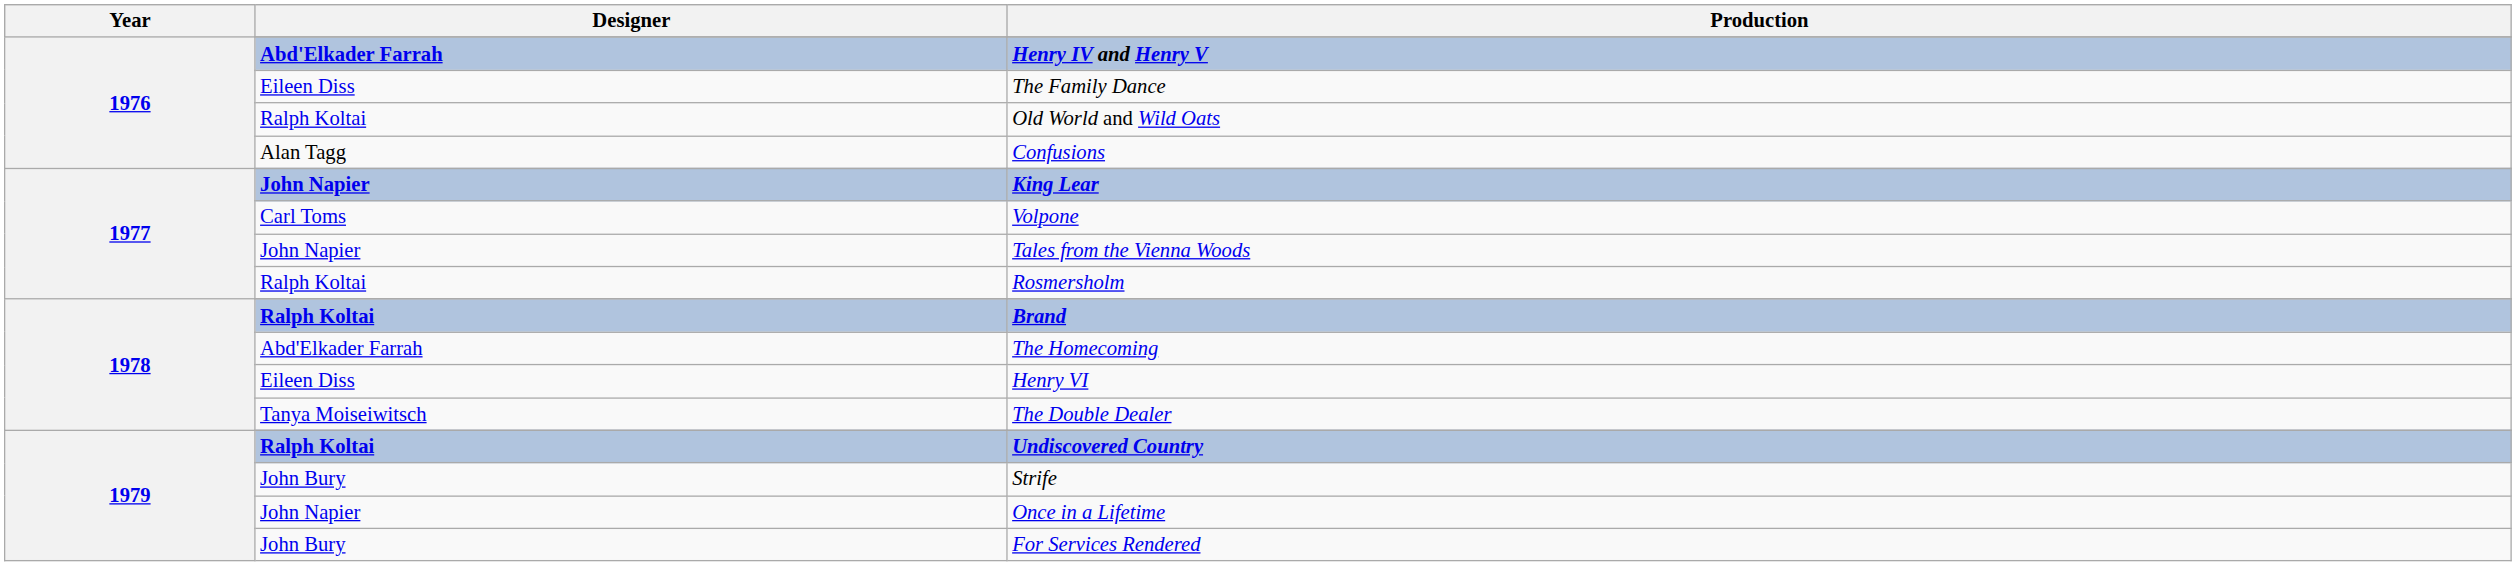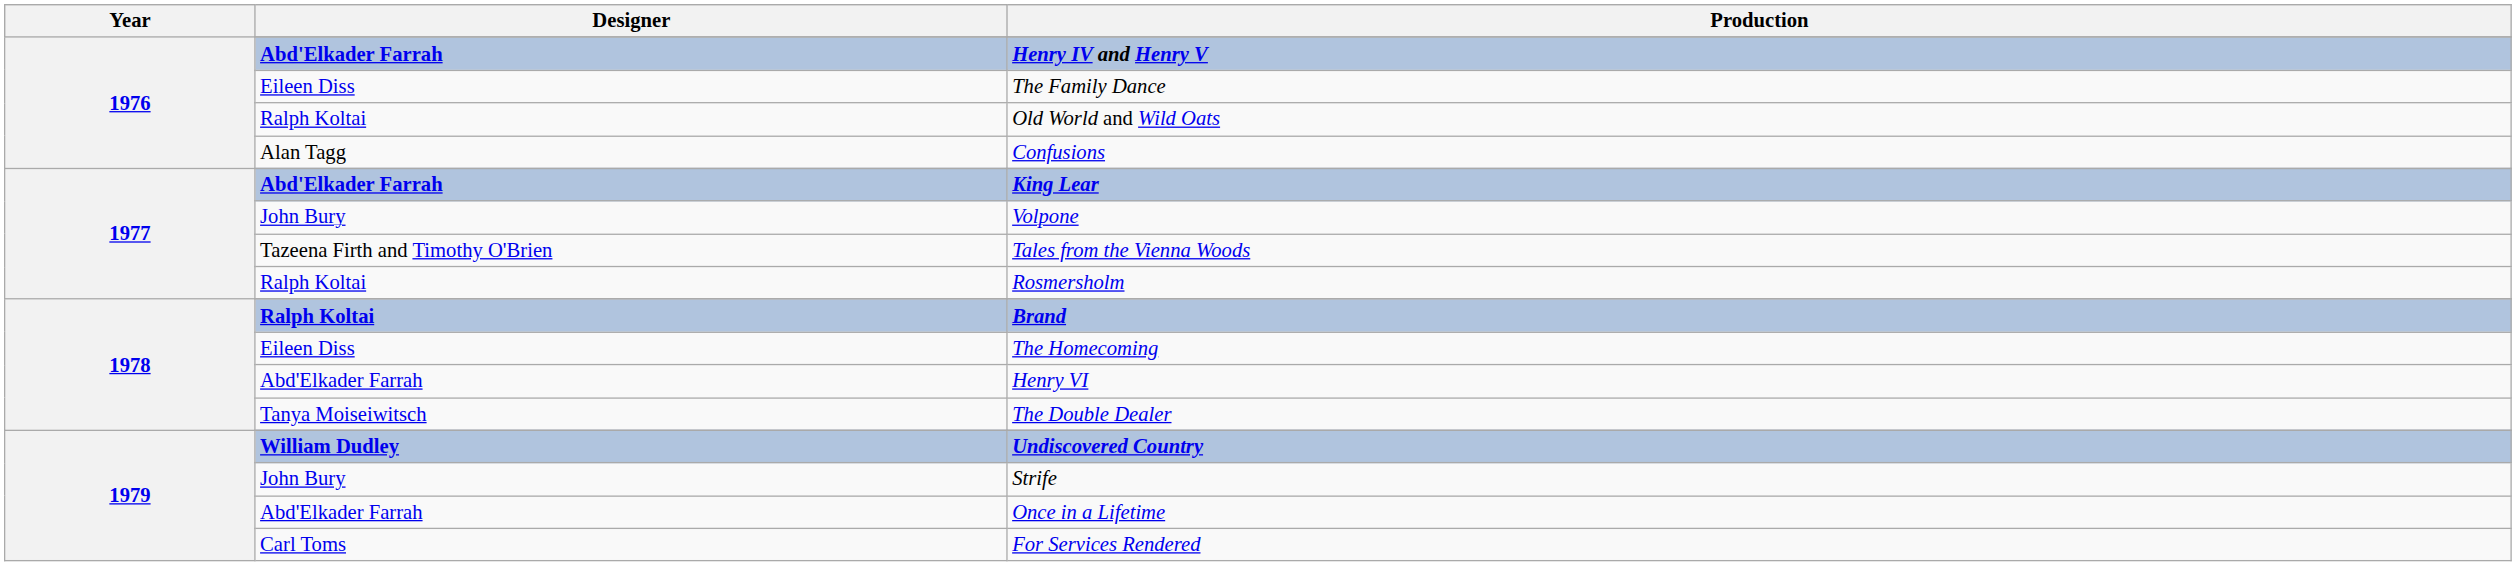(315, 184) John Napier -> (351, 184) Abd'Elkader Farrah
(303, 217) Carl Toms -> (303, 217) John Bury
(310, 250) John Napier -> (406, 250) Tazeena Firth and Timothy O'Brien
(341, 348) Abd'Elkader Farrah -> (307, 348) Eileen Diss
(307, 380) Eileen Diss -> (341, 380) Abd'Elkader Farrah
(317, 446) Ralph Koltai -> (330, 446) William Dudley
(310, 511) John Napier -> (341, 511) Abd'Elkader Farrah
(303, 544) John Bury -> (303, 544) Carl Toms
